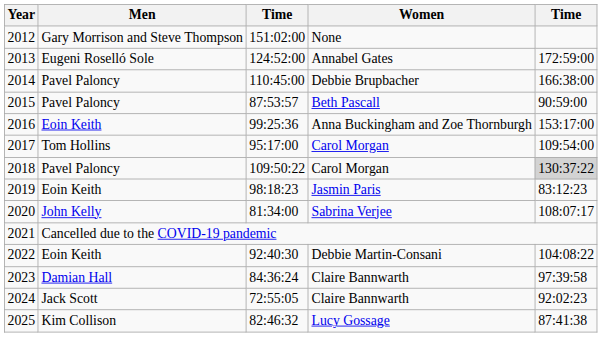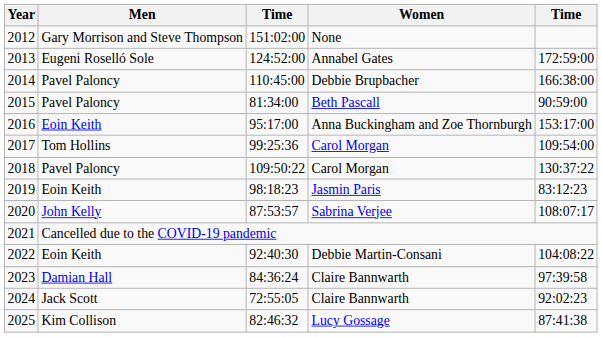(274, 102) 87:53:57 -> (274, 102) 81:34:00
(274, 124) 99:25:36 -> (274, 124) 95:17:00
(274, 146) 95:17:00 -> (274, 146) 99:25:36
(566, 168) lightgrey background -> (566, 168) no background
(274, 211) 81:34:00 -> (274, 211) 87:53:57
